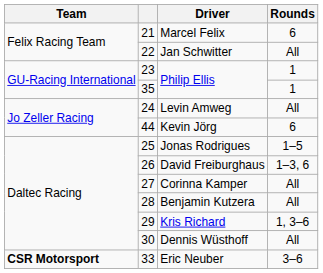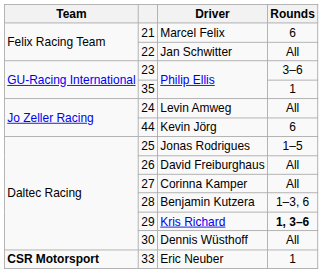(293, 70) 1 -> (293, 70) 3–6
(293, 164) 1–3, 6 -> (293, 164) All
(293, 202) All -> (293, 202) 1–3, 6
(293, 221) normal -> (293, 221) bold
(293, 259) 3–6 -> (293, 259) 1
